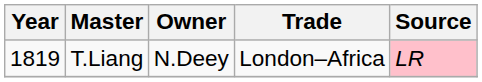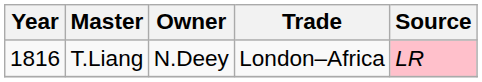(35, 58) 1819 -> (35, 58) 1816
